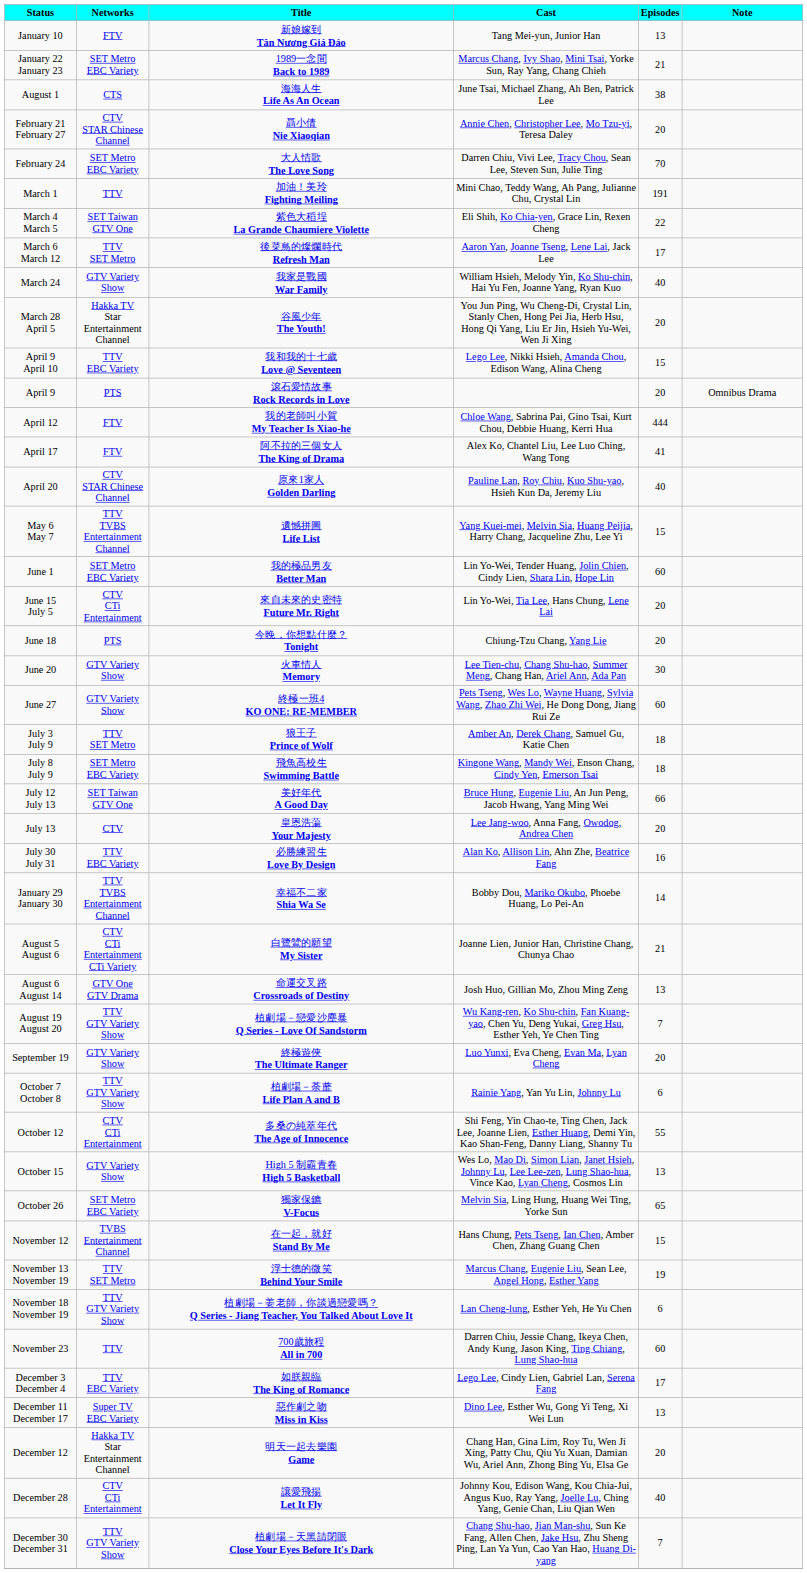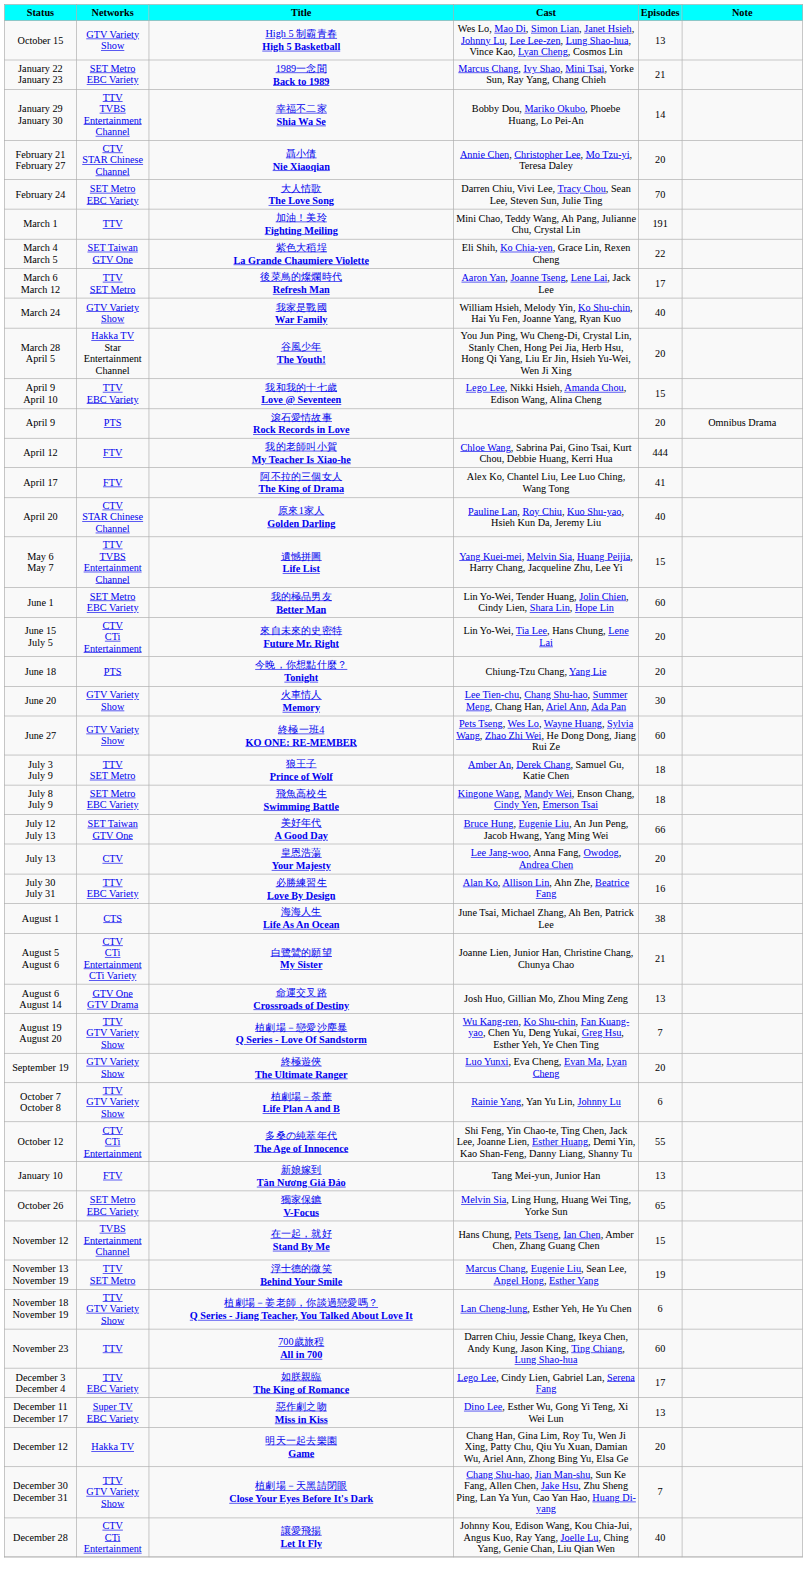rows swapped: (40, 35) <-> (40, 1171)
rows swapped: (40, 898) <-> (40, 94)
(113, 1453) Hakka TV Star Entertainment Channel -> (113, 1447) Hakka TV
rows swapped: (40, 1498) <-> (40, 1543)
